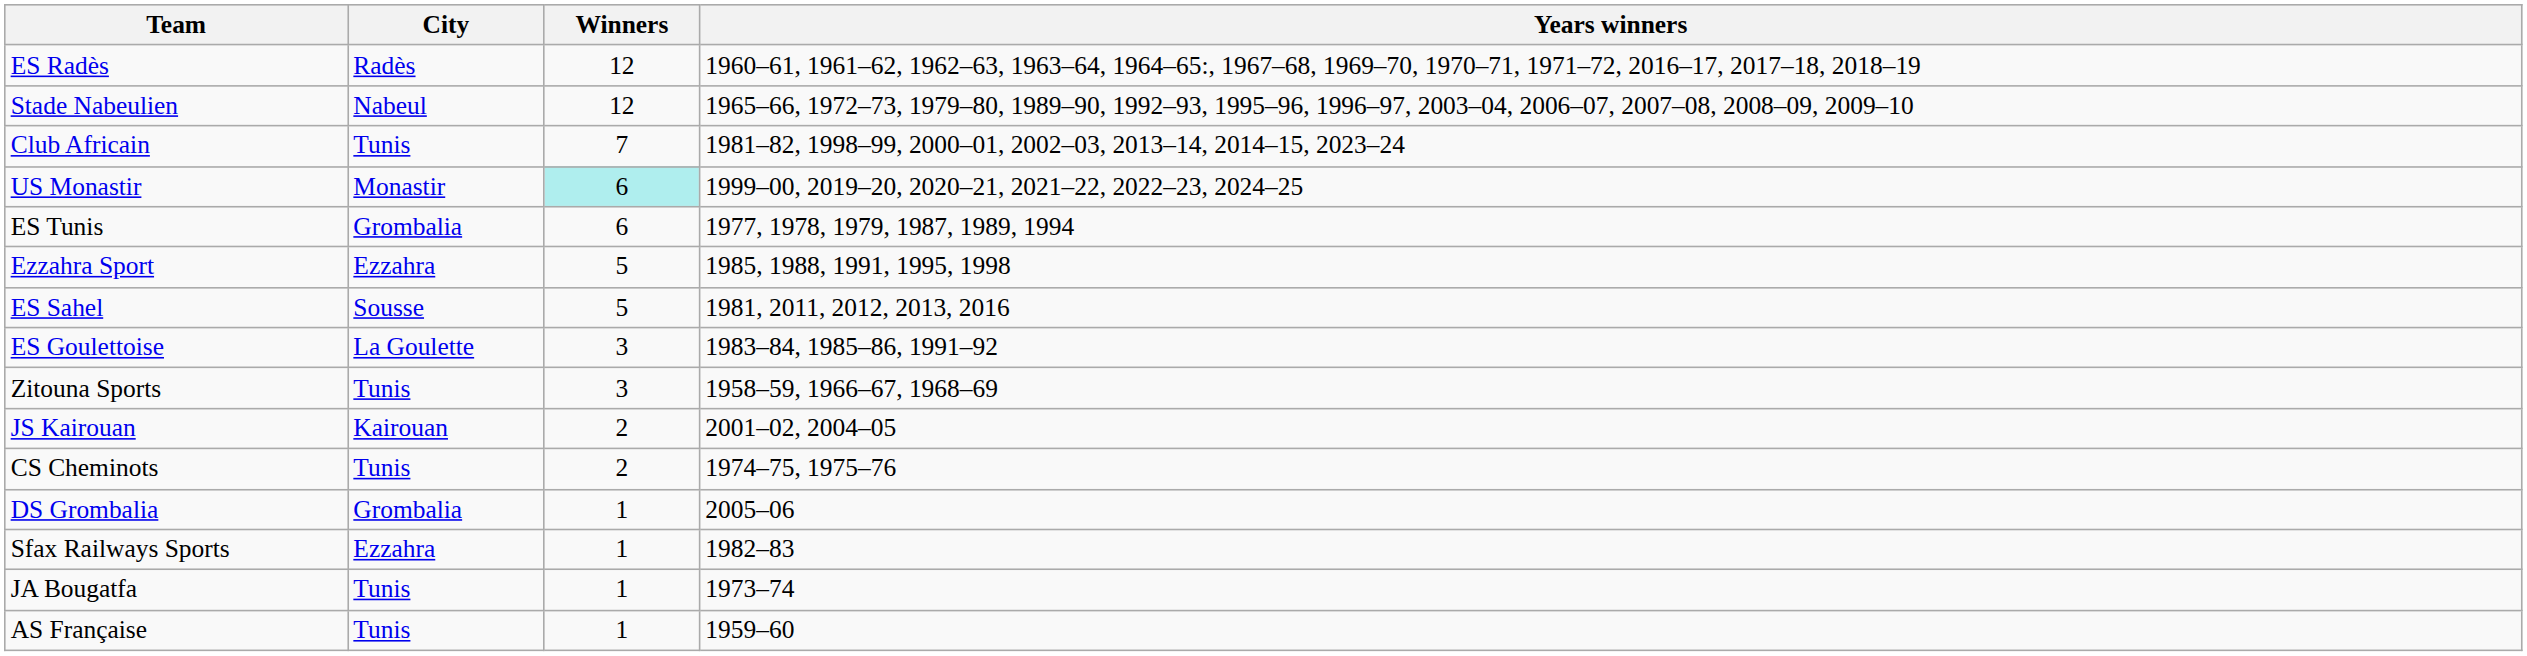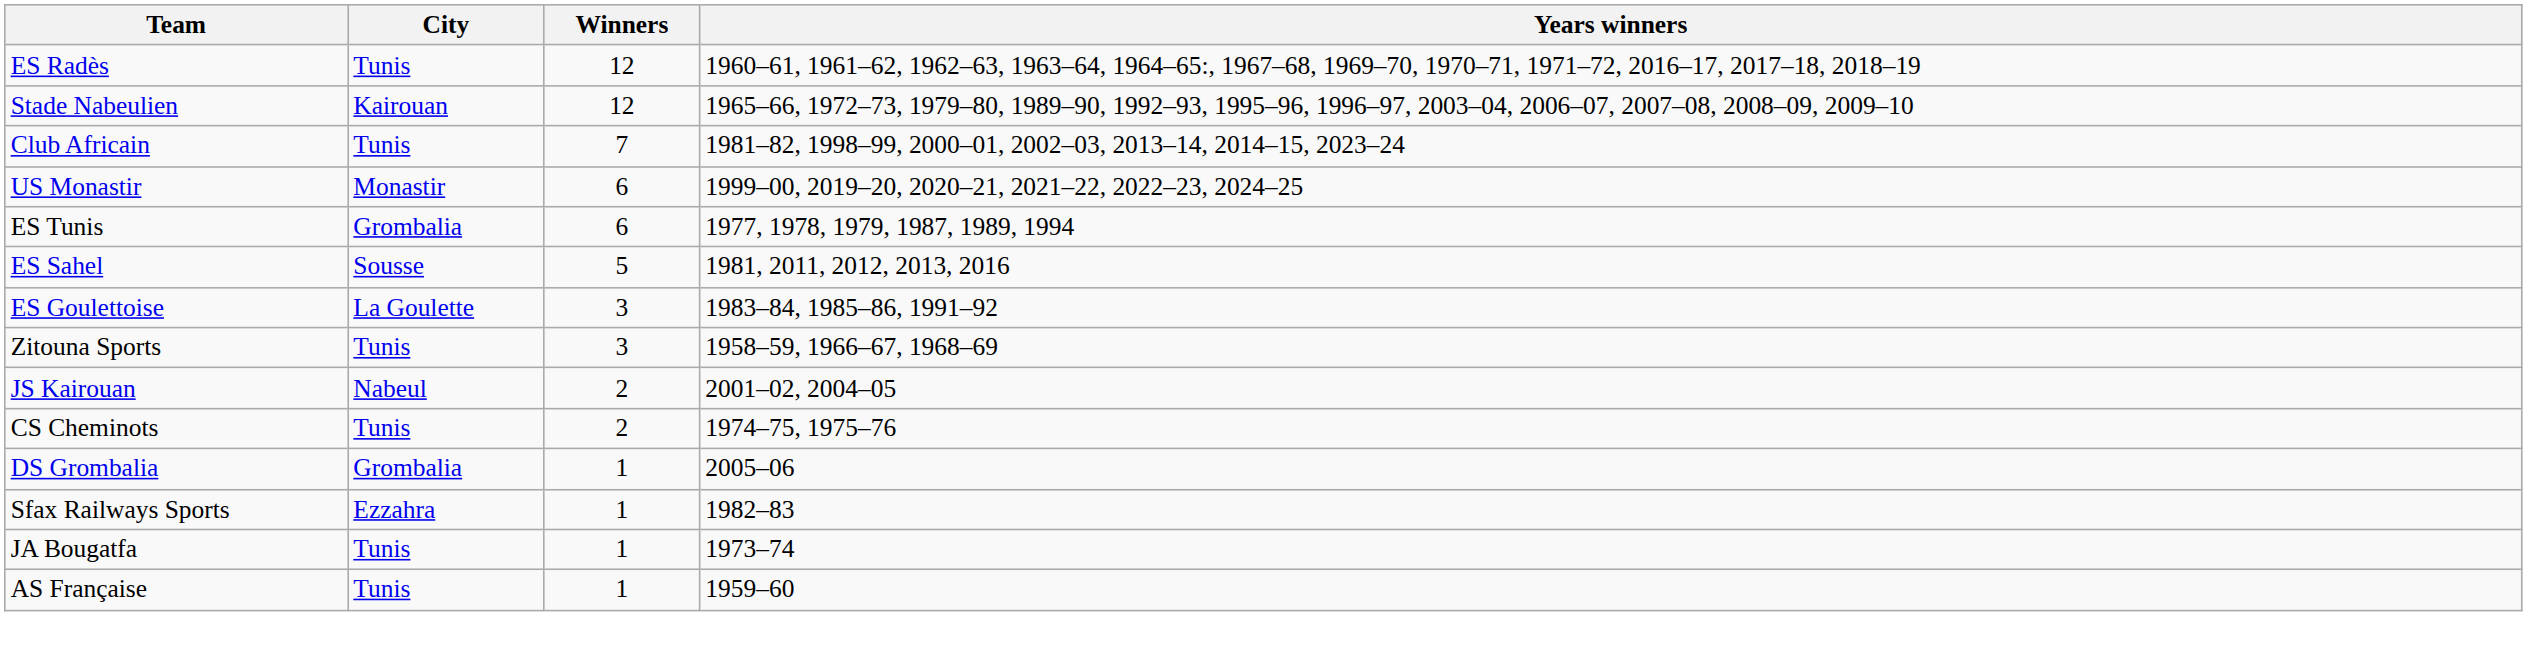(384, 65) Radès -> (382, 65) Tunis
(390, 105) Nabeul -> (401, 105) Kairouan
(622, 186) paleturquoise background -> (622, 186) no background
- row: (82, 266)
(401, 428) Kairouan -> (390, 387) Nabeul
